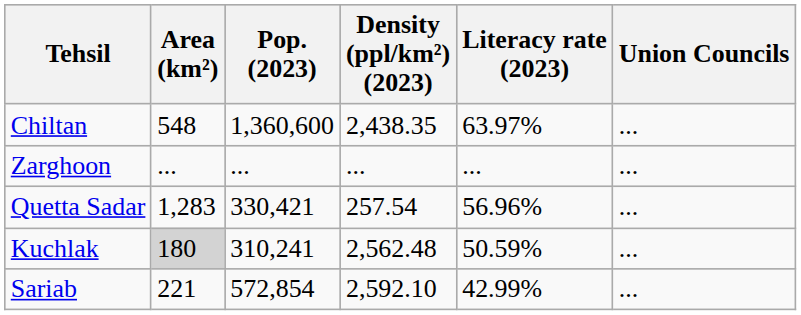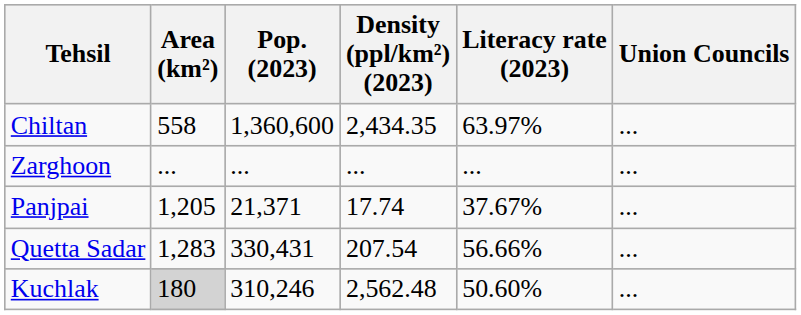(177, 124) 548 -> (177, 124) 558
(391, 124) 2,438.35 -> (391, 124) 2,434.35
+ row: (50, 206)
(272, 206) 330,421 -> (272, 247) 330,431
(382, 206) 257.54 -> (382, 247) 207.54
(502, 206) 56.96% -> (502, 247) 56.66%
(272, 247) 310,241 -> (272, 288) 310,246
(502, 247) 50.59% -> (502, 288) 50.60%
- row: (44, 288)
